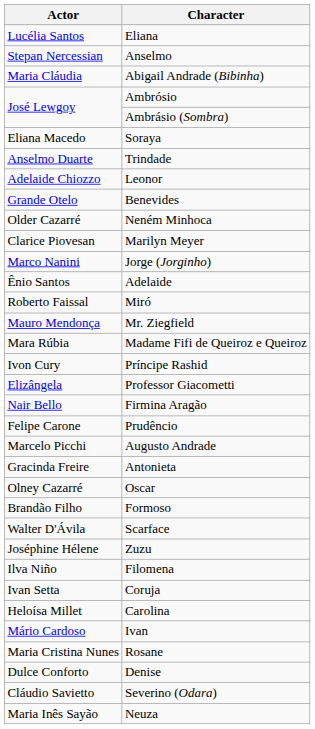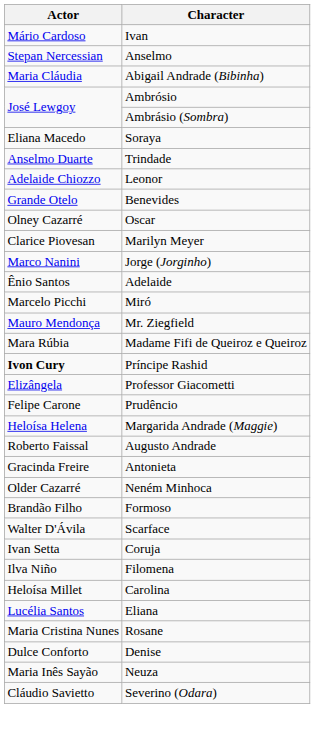rows swapped: (141, 35) <-> (136, 631)
rows swapped: (140, 487) <-> (168, 220)
(48, 302) Roberto Faissal -> (47, 302) Marcelo Picchi
(34, 364) normal -> (36, 364) bold
- row: (166, 405)
+ row: (201, 425)
(47, 446) Marcelo Picchi -> (48, 446) Roberto Faissal
- row: (138, 549)
rows swapped: (149, 569) <-> (143, 590)
rows swapped: (171, 693) <-> (141, 713)
